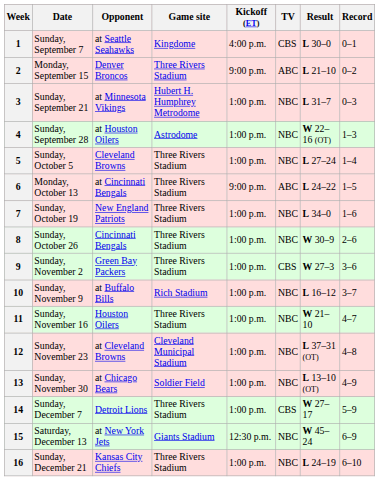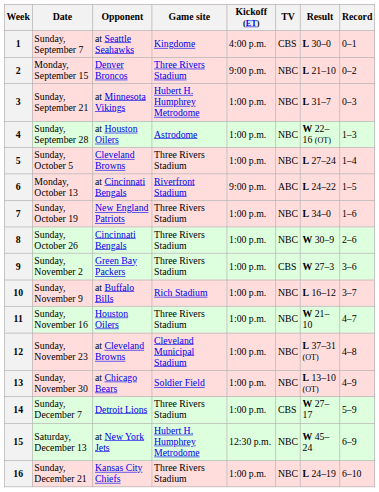(288, 70) ABC -> (288, 70) NBC
(179, 187) Three Rivers Stadium -> (174, 187) Riverfront Stadium
(184, 436) Giants Stadium -> (177, 442) Hubert H. Humphrey Metrodome
